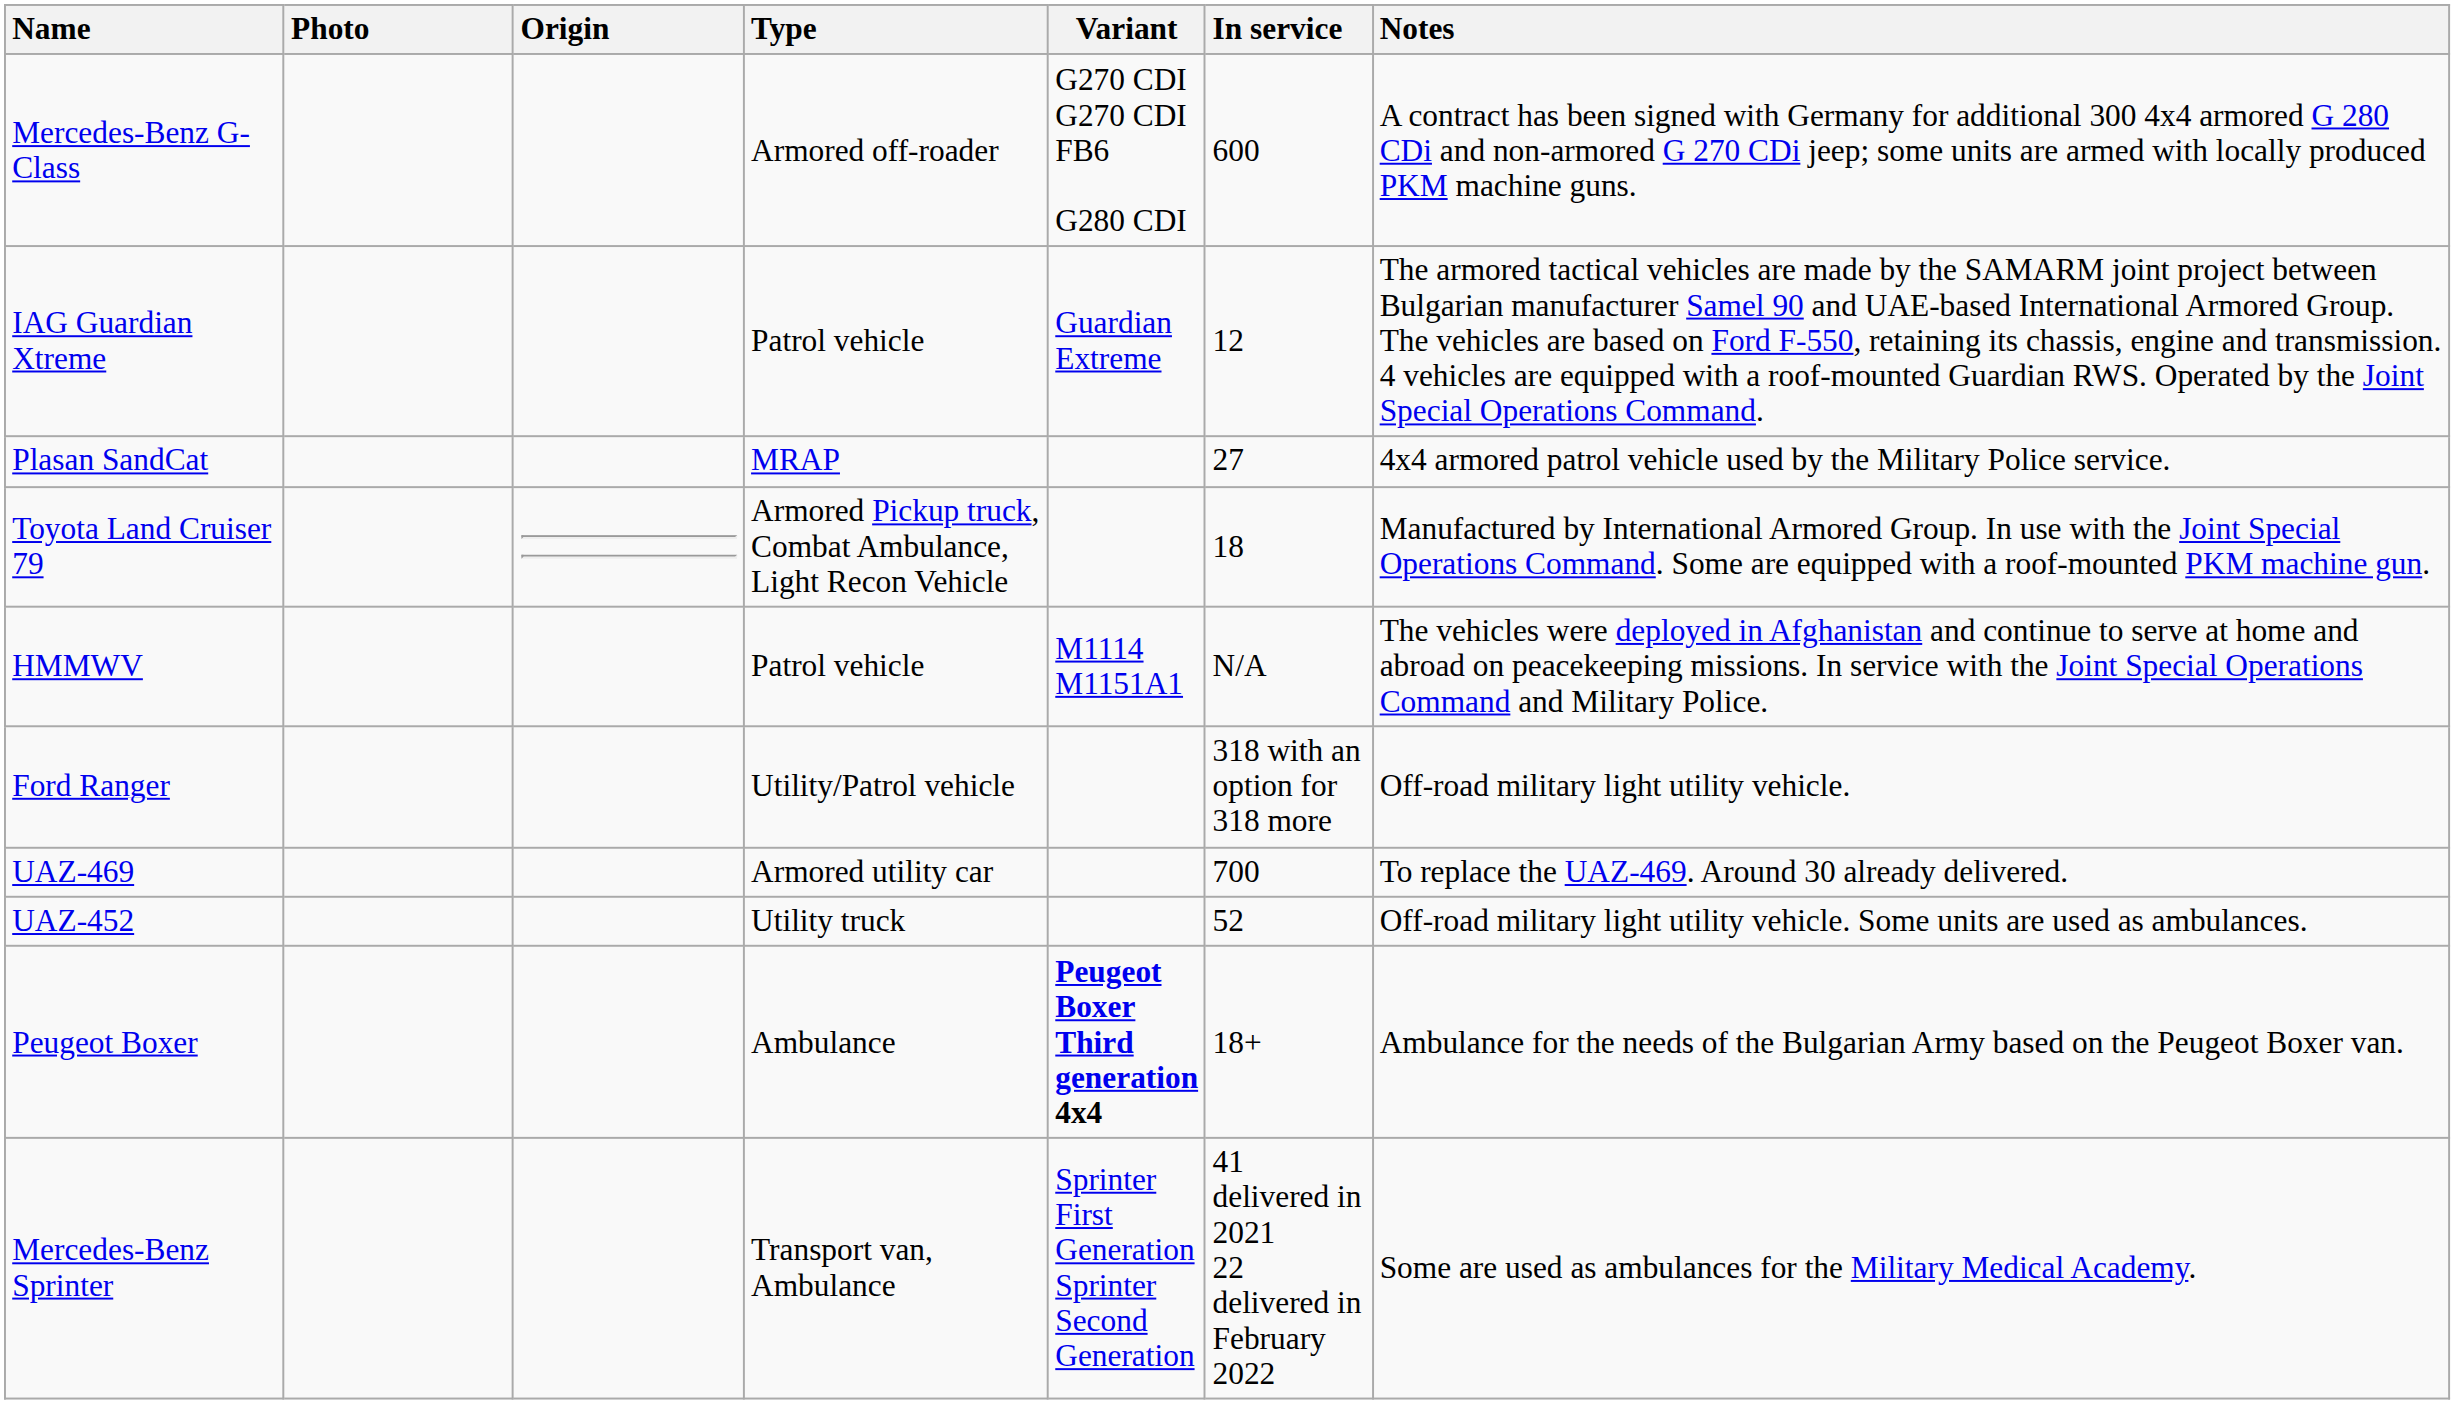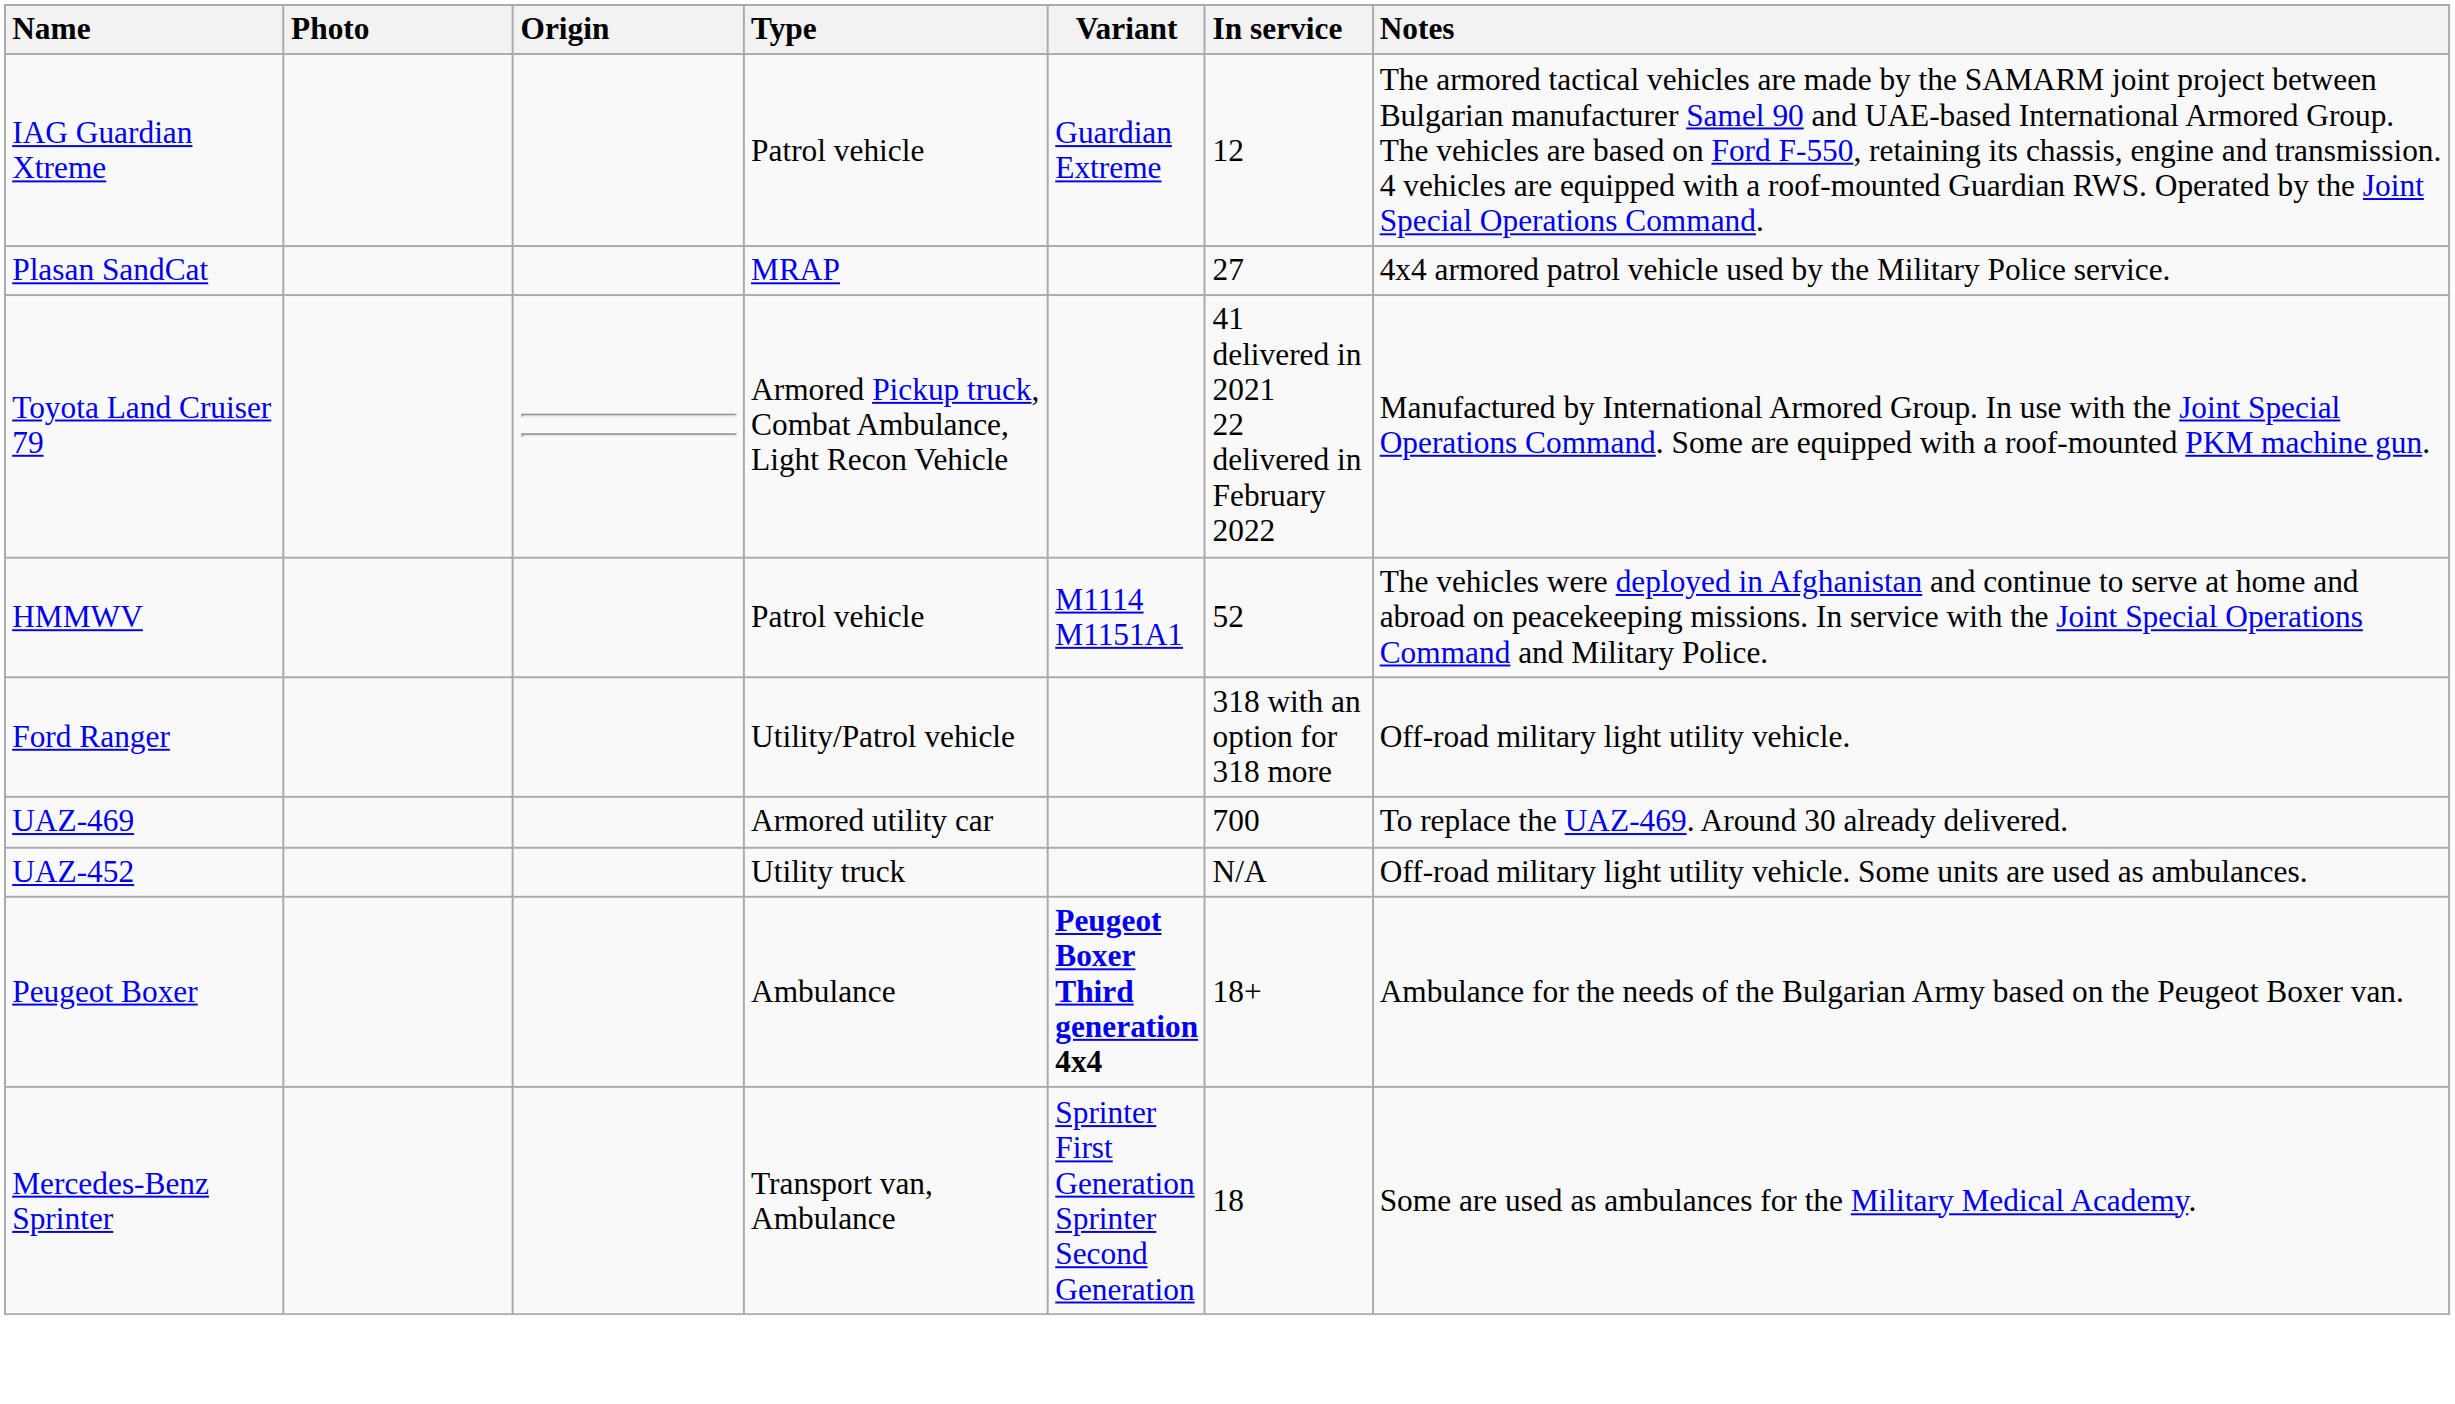- row: (131, 149)
(1228, 545) 18 -> (1287, 425) 41 delivered in 2021 22 delivered in February 2022
(1240, 666) N/A -> (1228, 616) 52
(1228, 921) 52 -> (1240, 871) N/A
(1287, 1267) 41 delivered in 2021 22 delivered in February 2022 -> (1228, 1200) 18
